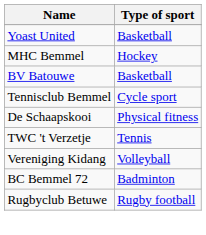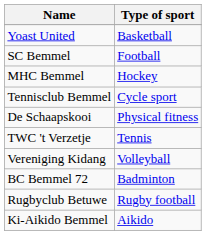+ row: (39, 55)
- row: (41, 76)
+ row: (58, 220)
